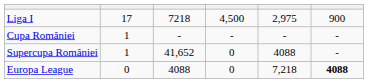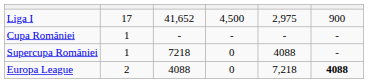(179, 18) 7218 -> (179, 18) 41,652
(179, 52) 41,652 -> (179, 52) 7218
(127, 69) 0 -> (127, 69) 2
